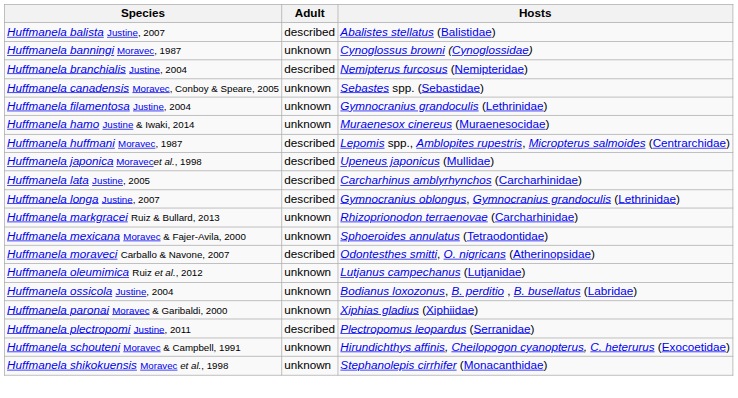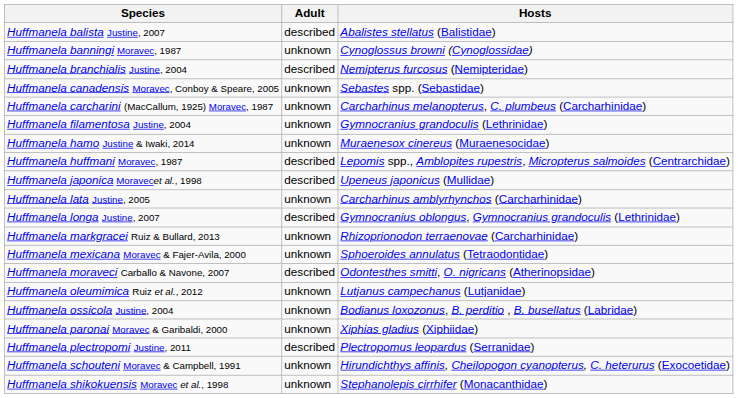+ row: (140, 106)
(310, 180) described -> (308, 198) unknown
